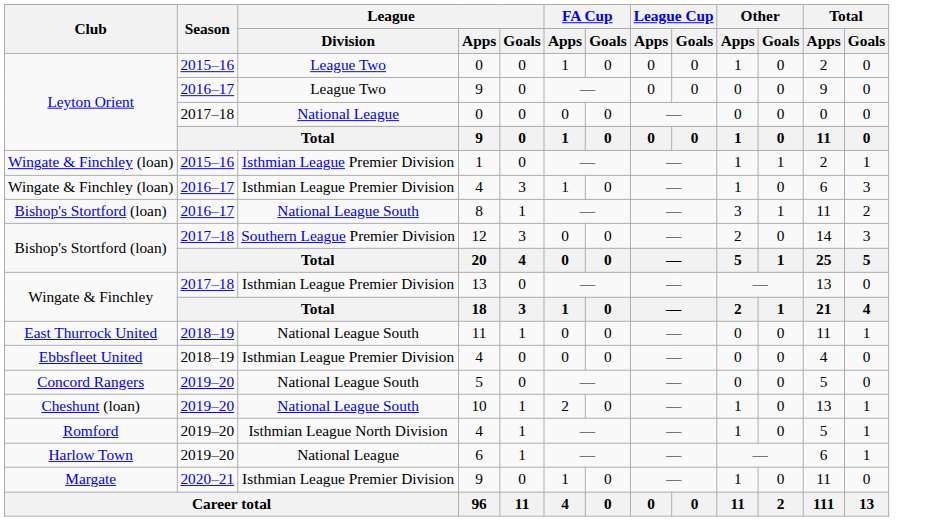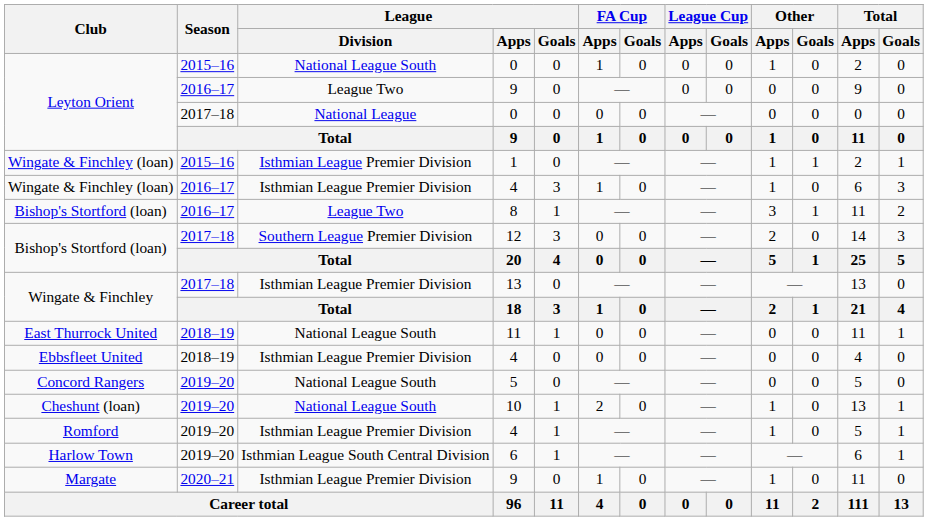(348, 65) League Two -> (365, 65) National League South
(348, 211) National League South -> (365, 211) League Two
(348, 430) Isthmian League North Division -> (365, 430) Isthmian League Premier Division
(348, 455) National League -> (365, 455) Isthmian League South Central Division
